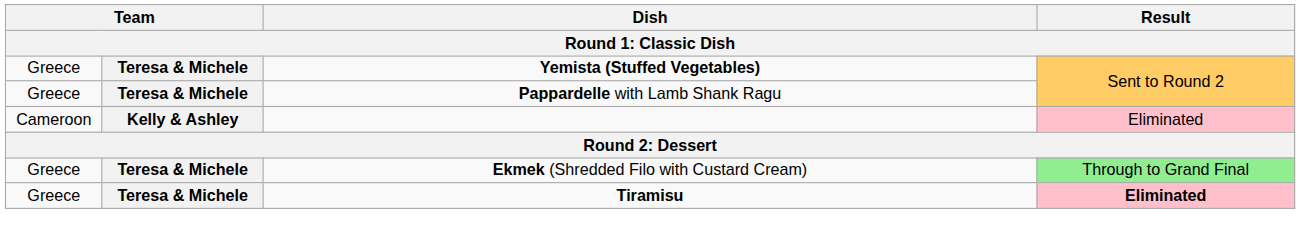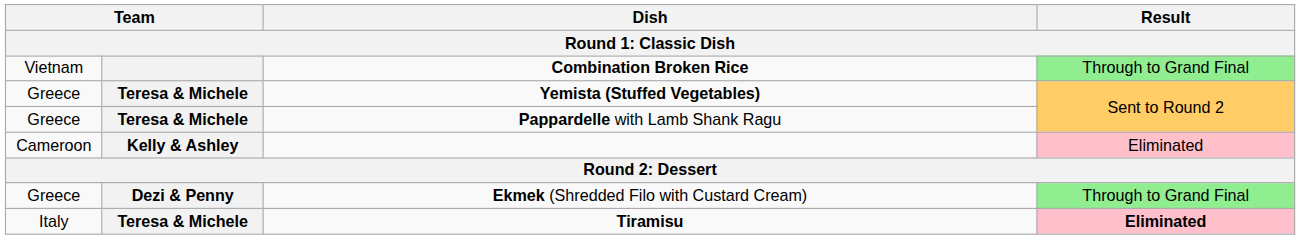+ row: (650, 69)
(183, 171) Teresa & Michele -> (183, 196) Dezi & Penny
(54, 196) Greece -> (54, 222) Italy
